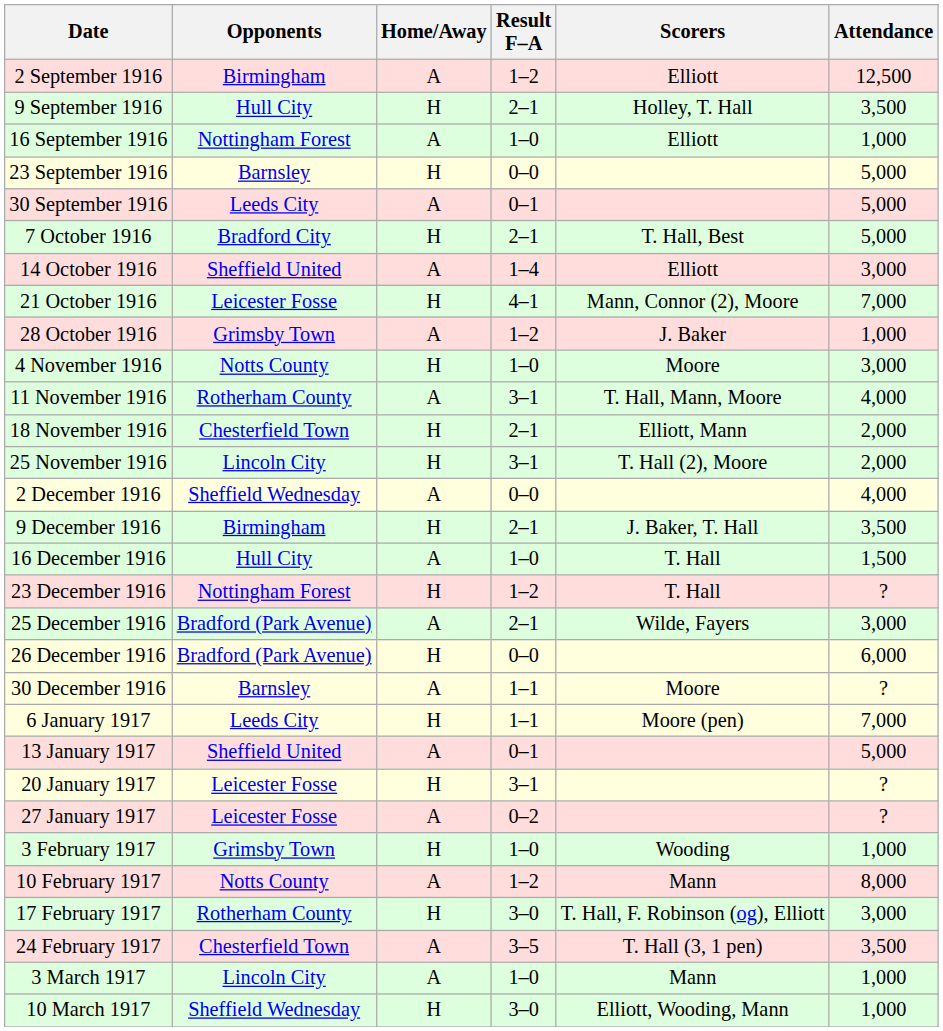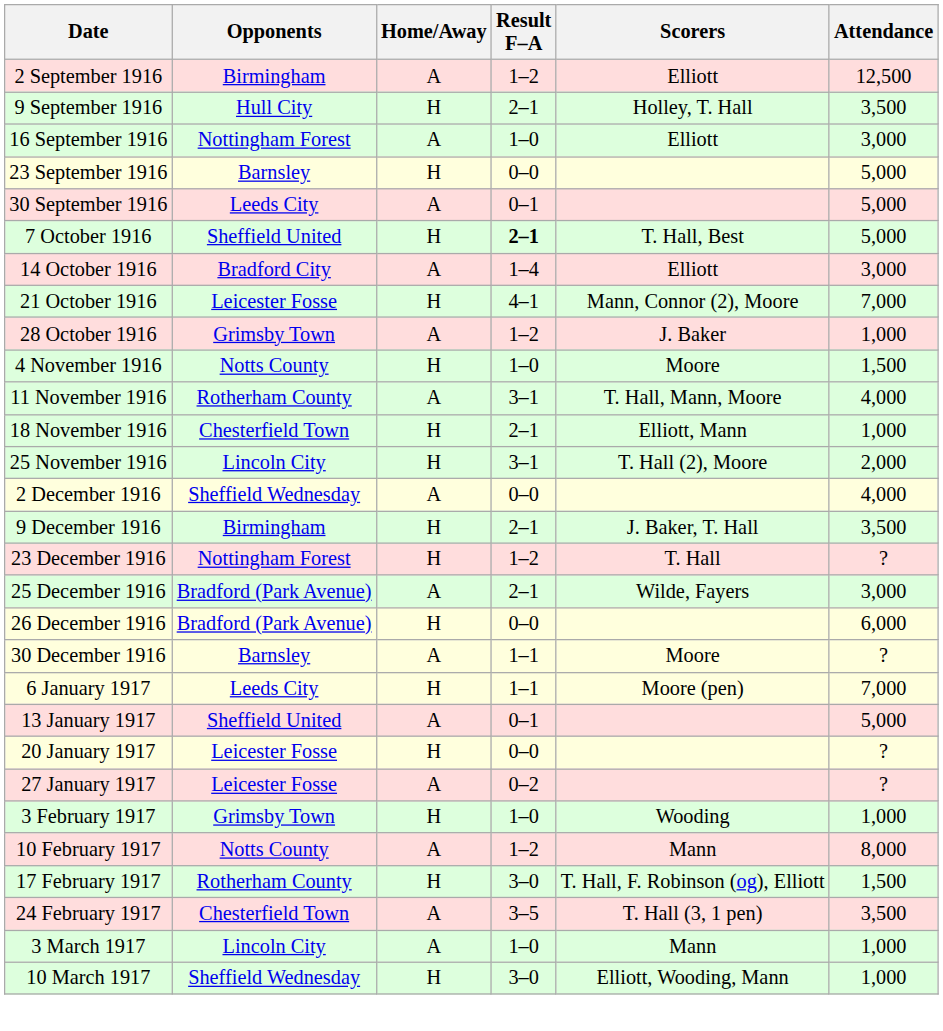(884, 140) 1,000 -> (884, 140) 3,000
(274, 236) Bradford City -> (274, 236) Sheffield United
(524, 236) normal -> (524, 236) bold
(274, 269) Sheffield United -> (274, 269) Bradford City
(884, 365) 3,000 -> (884, 365) 1,500
(884, 430) 2,000 -> (884, 430) 1,000
- row: (88, 559)
(524, 784) 3–1 -> (524, 752) 0–0
(884, 913) 3,000 -> (884, 881) 1,500
